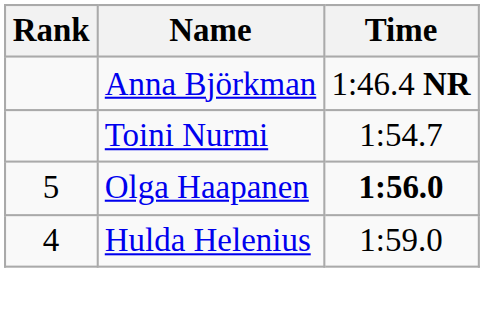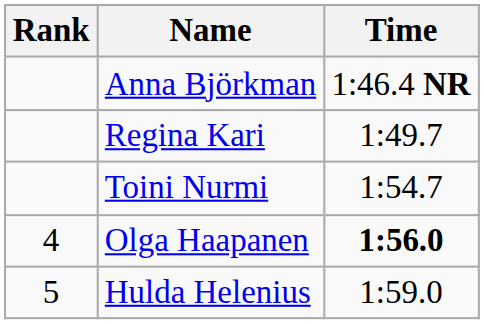+ row: (185, 135)
(51, 187) 5 -> (51, 239) 4
(51, 239) 4 -> (51, 291) 5
